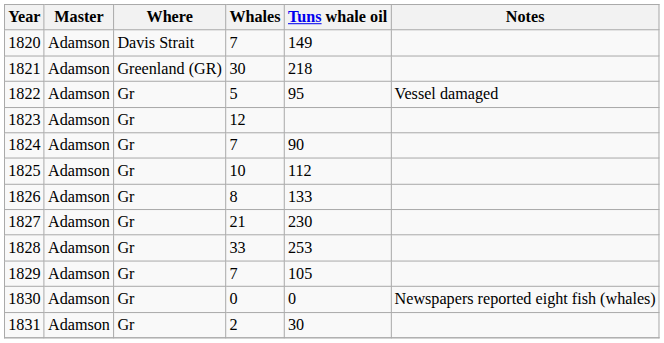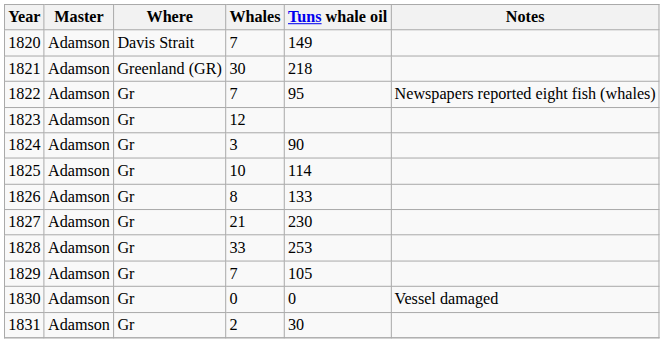(233, 94) 5 -> (233, 94) 7
(446, 94) Vessel damaged -> (525, 94) Newspapers reported eight fish (whales)
(233, 145) 7 -> (233, 145) 3
(300, 171) 112 -> (300, 171) 114
(525, 299) Newspapers reported eight fish (whales) -> (446, 299) Vessel damaged
